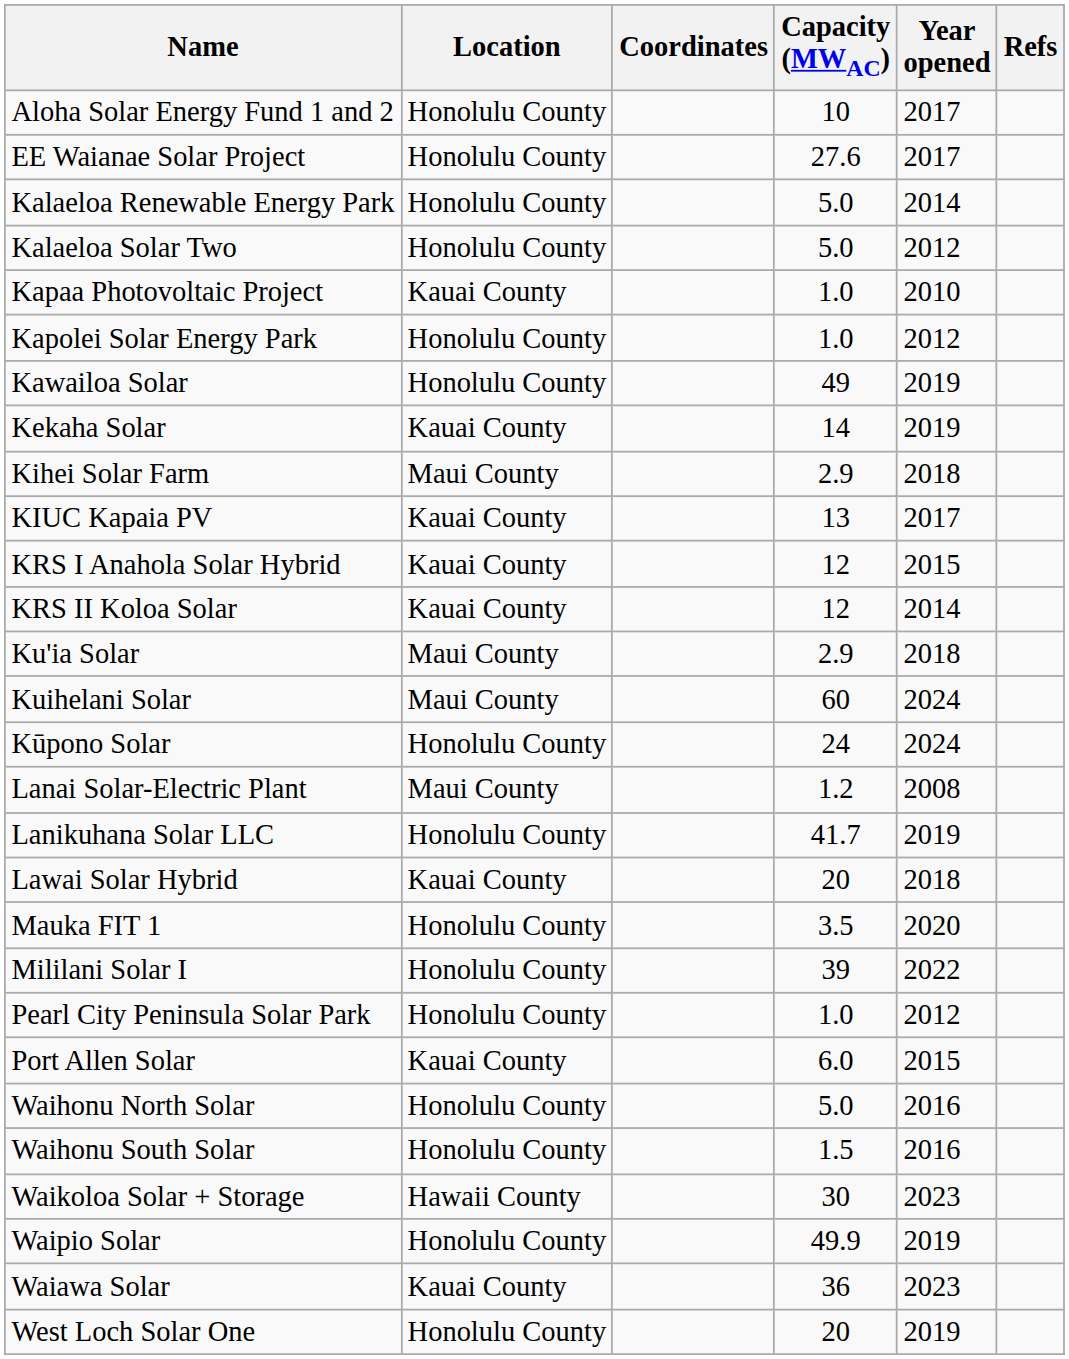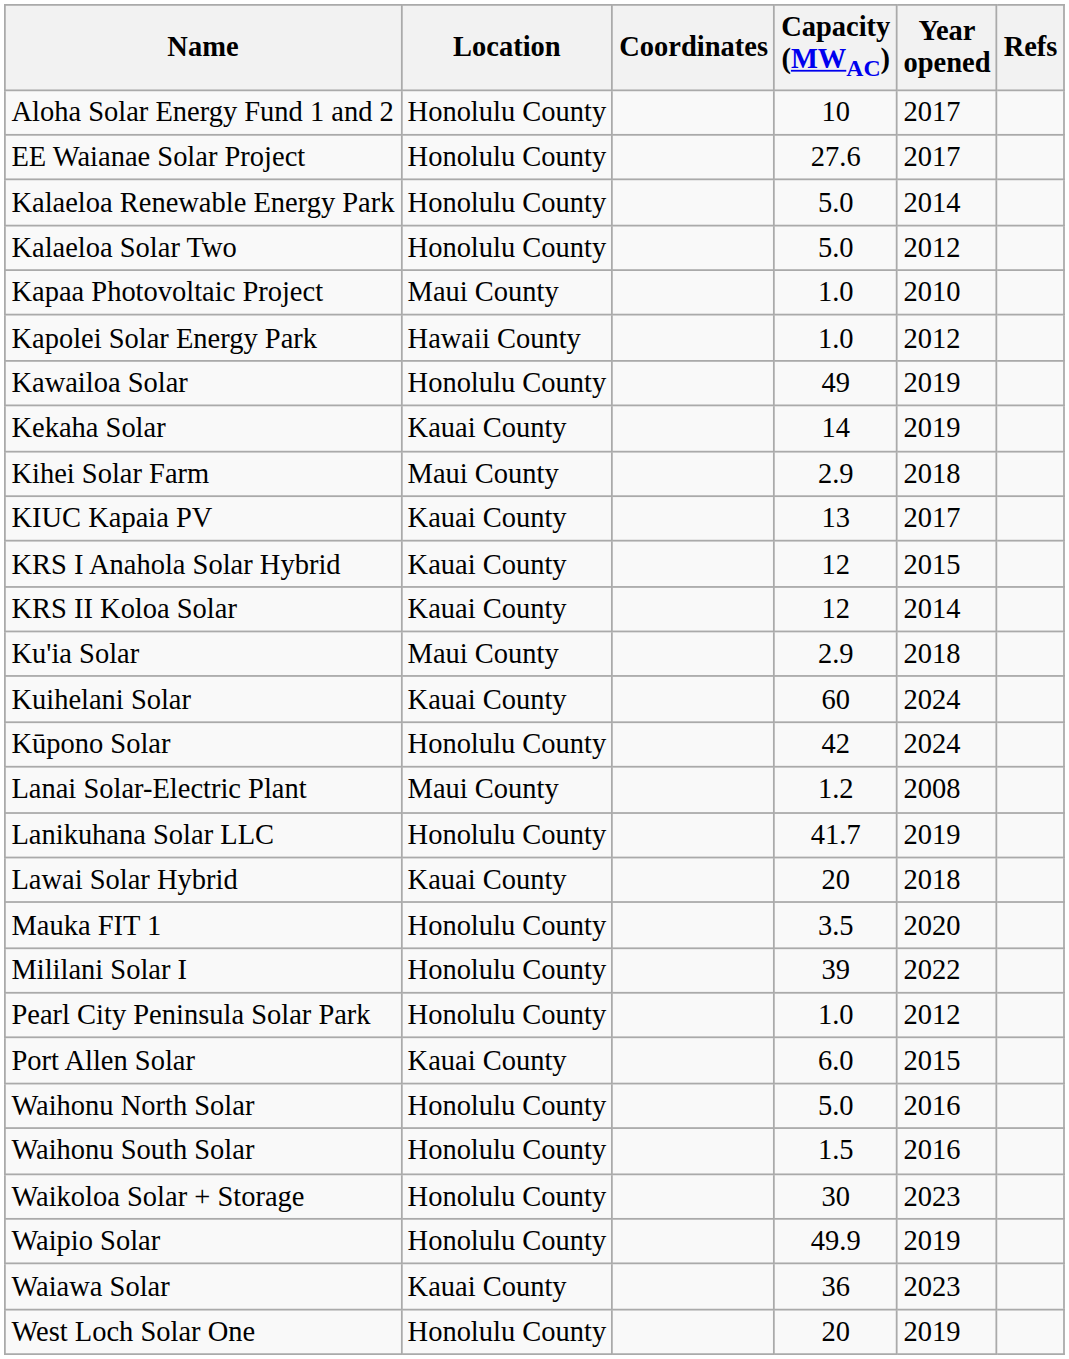(487, 292) Kauai County -> (483, 292) Maui County
(507, 337) Honolulu County -> (494, 337) Hawaii County
(483, 698) Maui County -> (487, 698) Kauai County
(836, 744) 24 -> (836, 744) 42
(494, 1195) Hawaii County -> (507, 1195) Honolulu County
